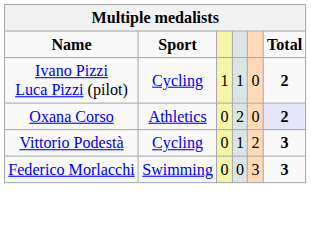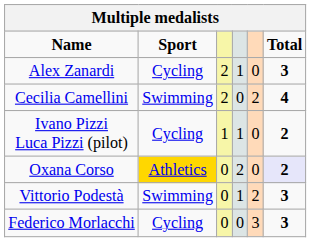+ row: (72, 71)
+ row: (72, 97)
(178, 116) no background -> (178, 169) gold background
(178, 143) Cycling -> (178, 196) Swimming
(178, 169) Swimming -> (178, 223) Cycling
